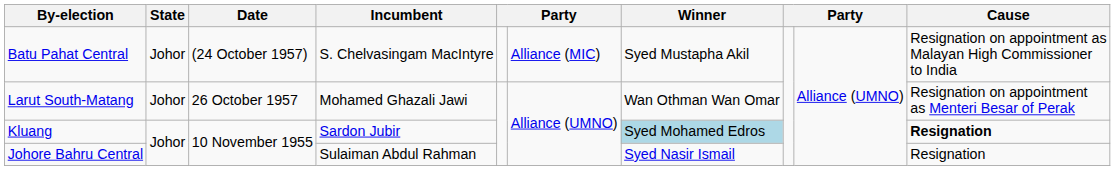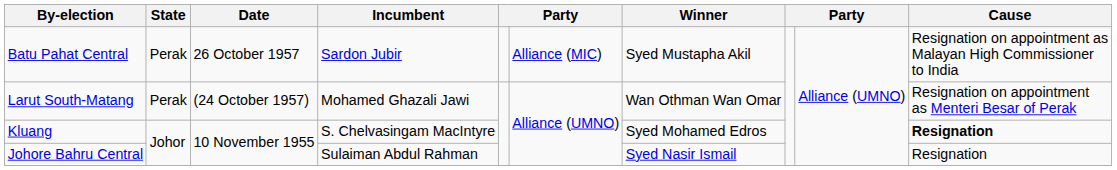(167, 54) Johor -> (168, 54) Perak
(250, 54) (24 October 1957) -> (246, 54) 26 October 1957
(407, 54) S. Chelvasingam MacIntyre -> (361, 54) Sardon Jubir
(167, 101) Johor -> (168, 101) Perak
(245, 101) 26 October 1957 -> (251, 101) (24 October 1957)
(360, 131) Sardon Jubir -> (408, 131) S. Chelvasingam MacIntyre
(695, 131) lightblue background -> (696, 131) no background
